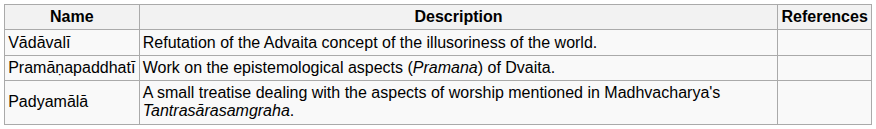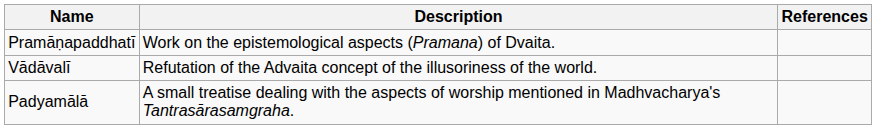rows swapped: (39, 42) <-> (72, 67)
